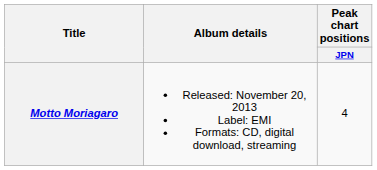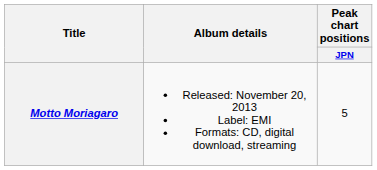(345, 114) 4 -> (345, 114) 5
